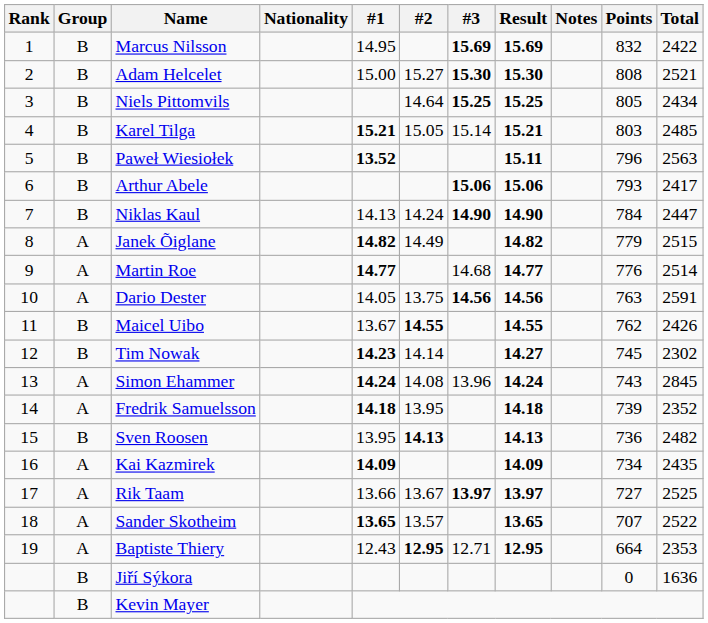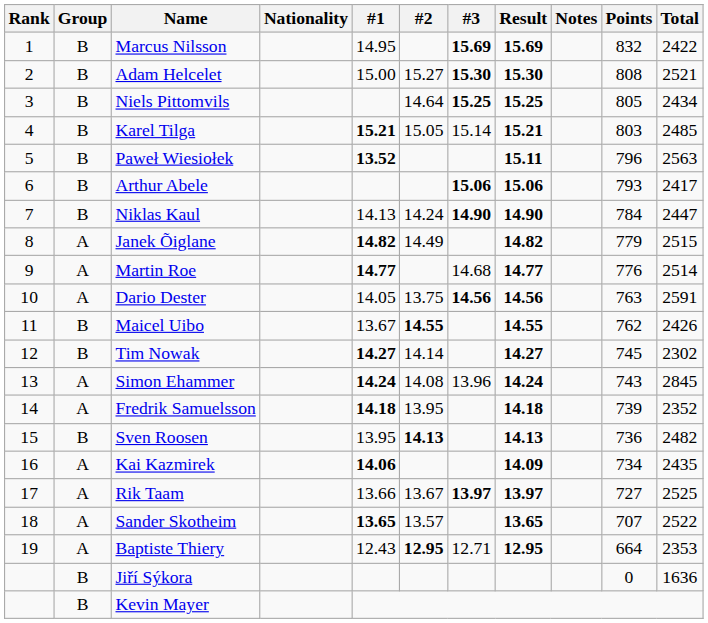(376, 353) 14.23 -> (376, 353) 14.27
(376, 465) 14.09 -> (376, 465) 14.06
